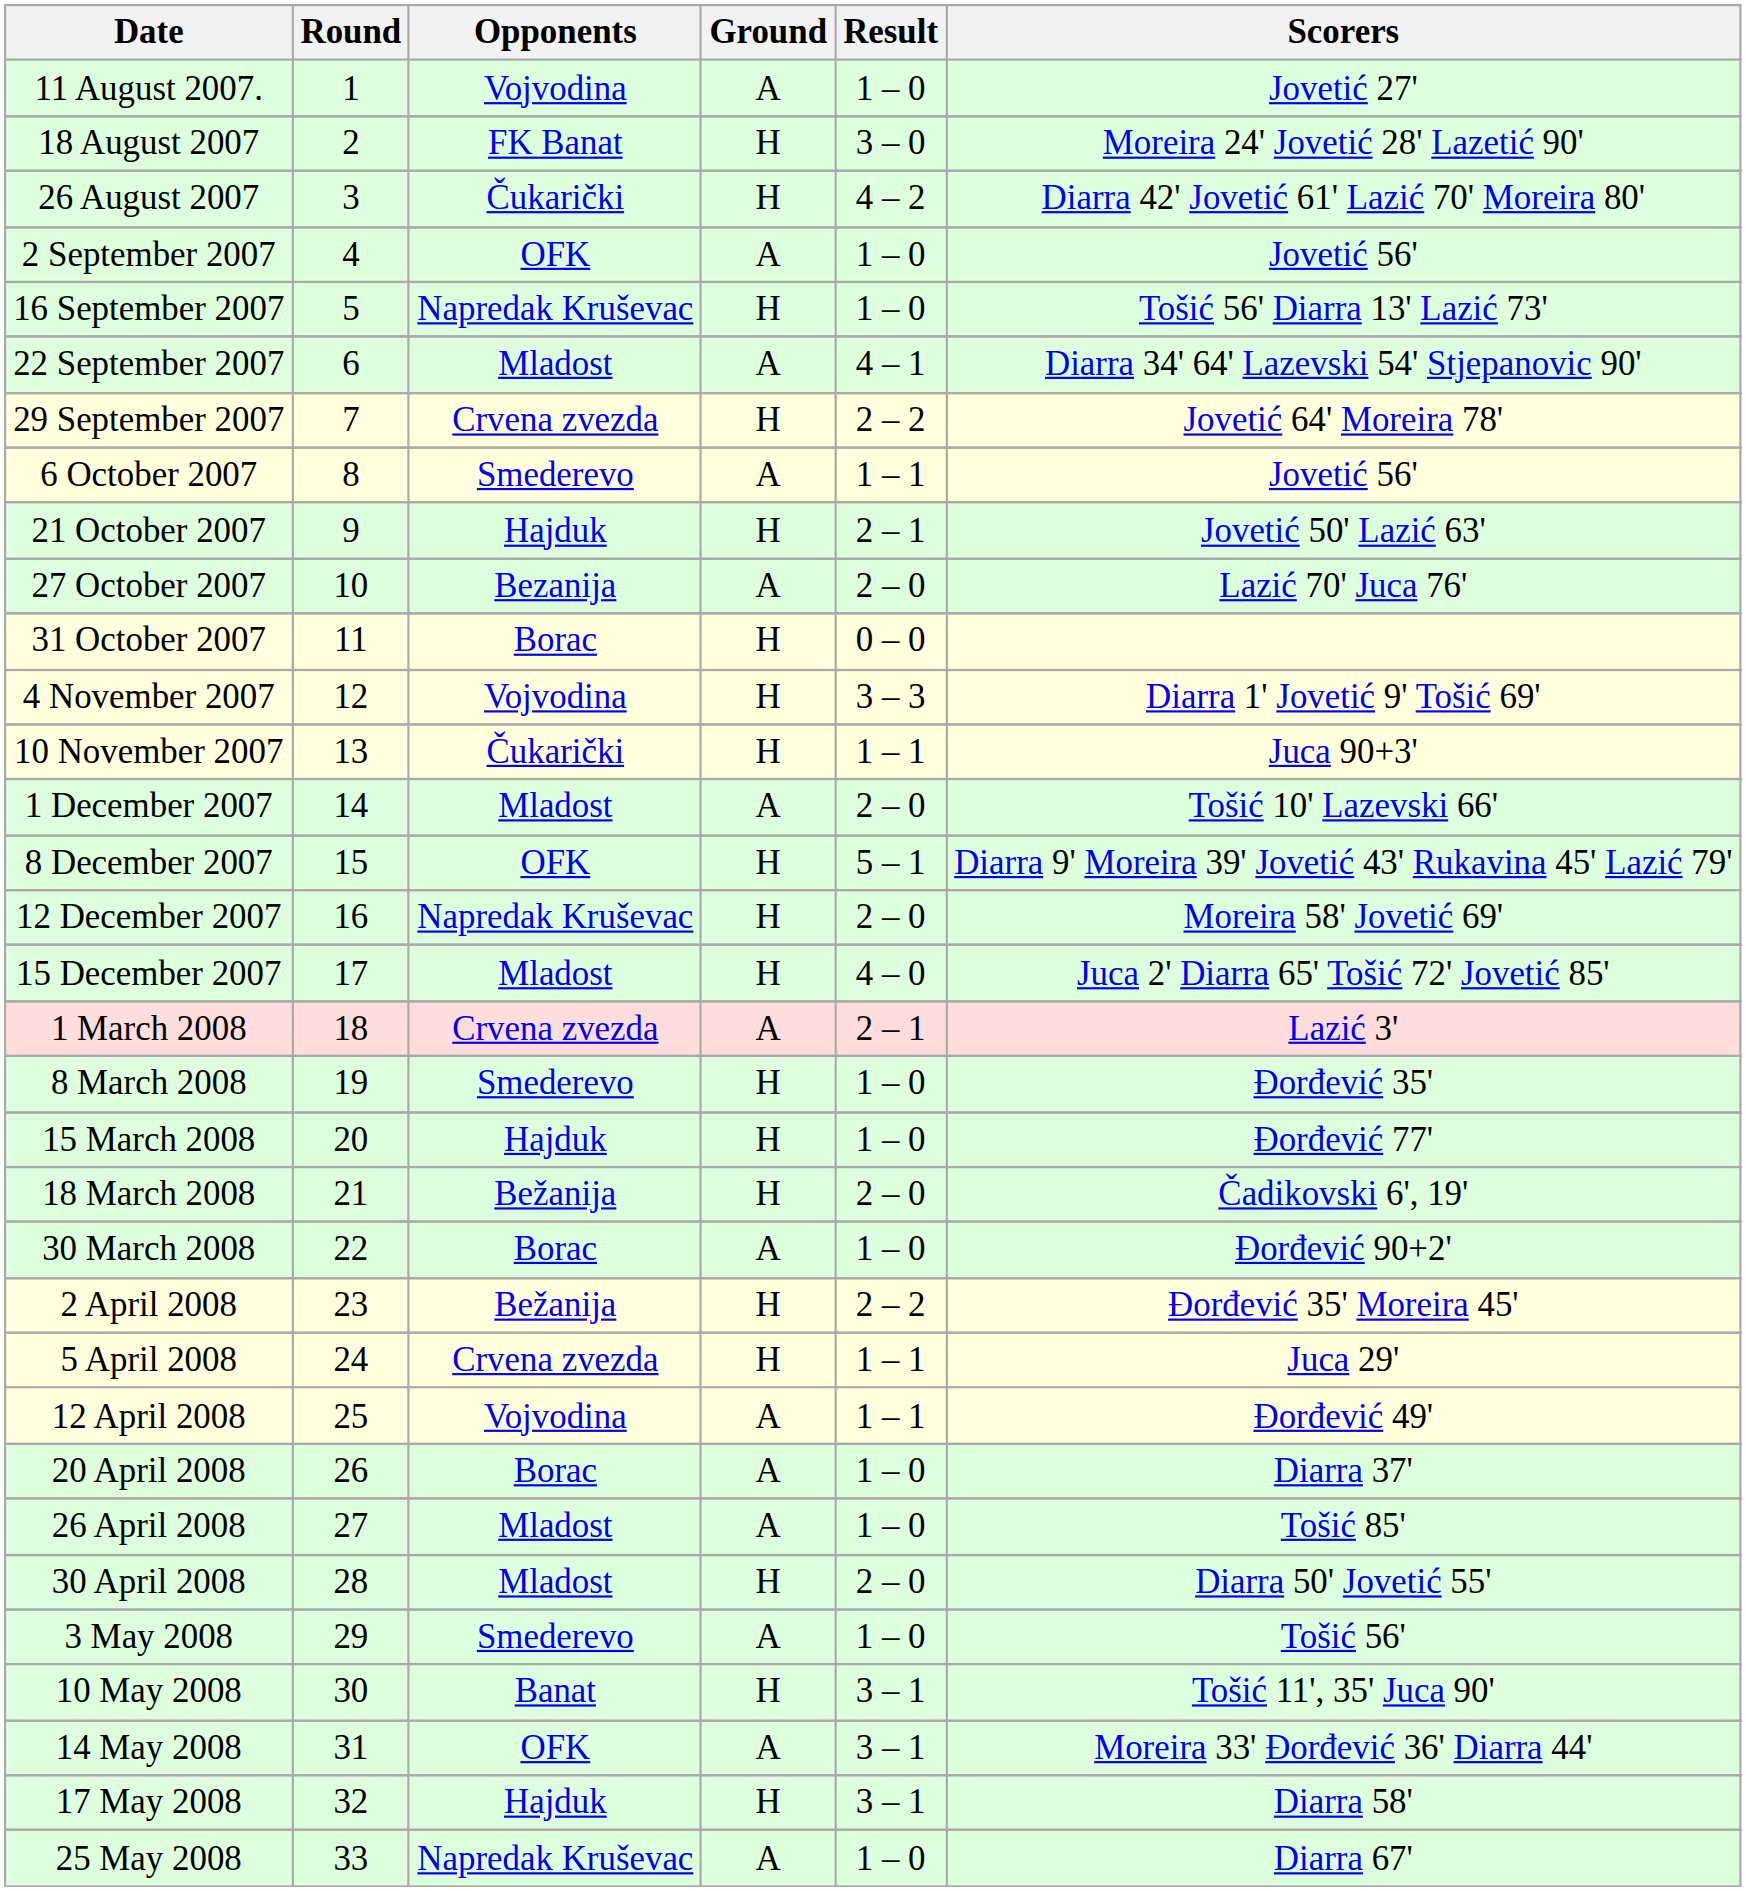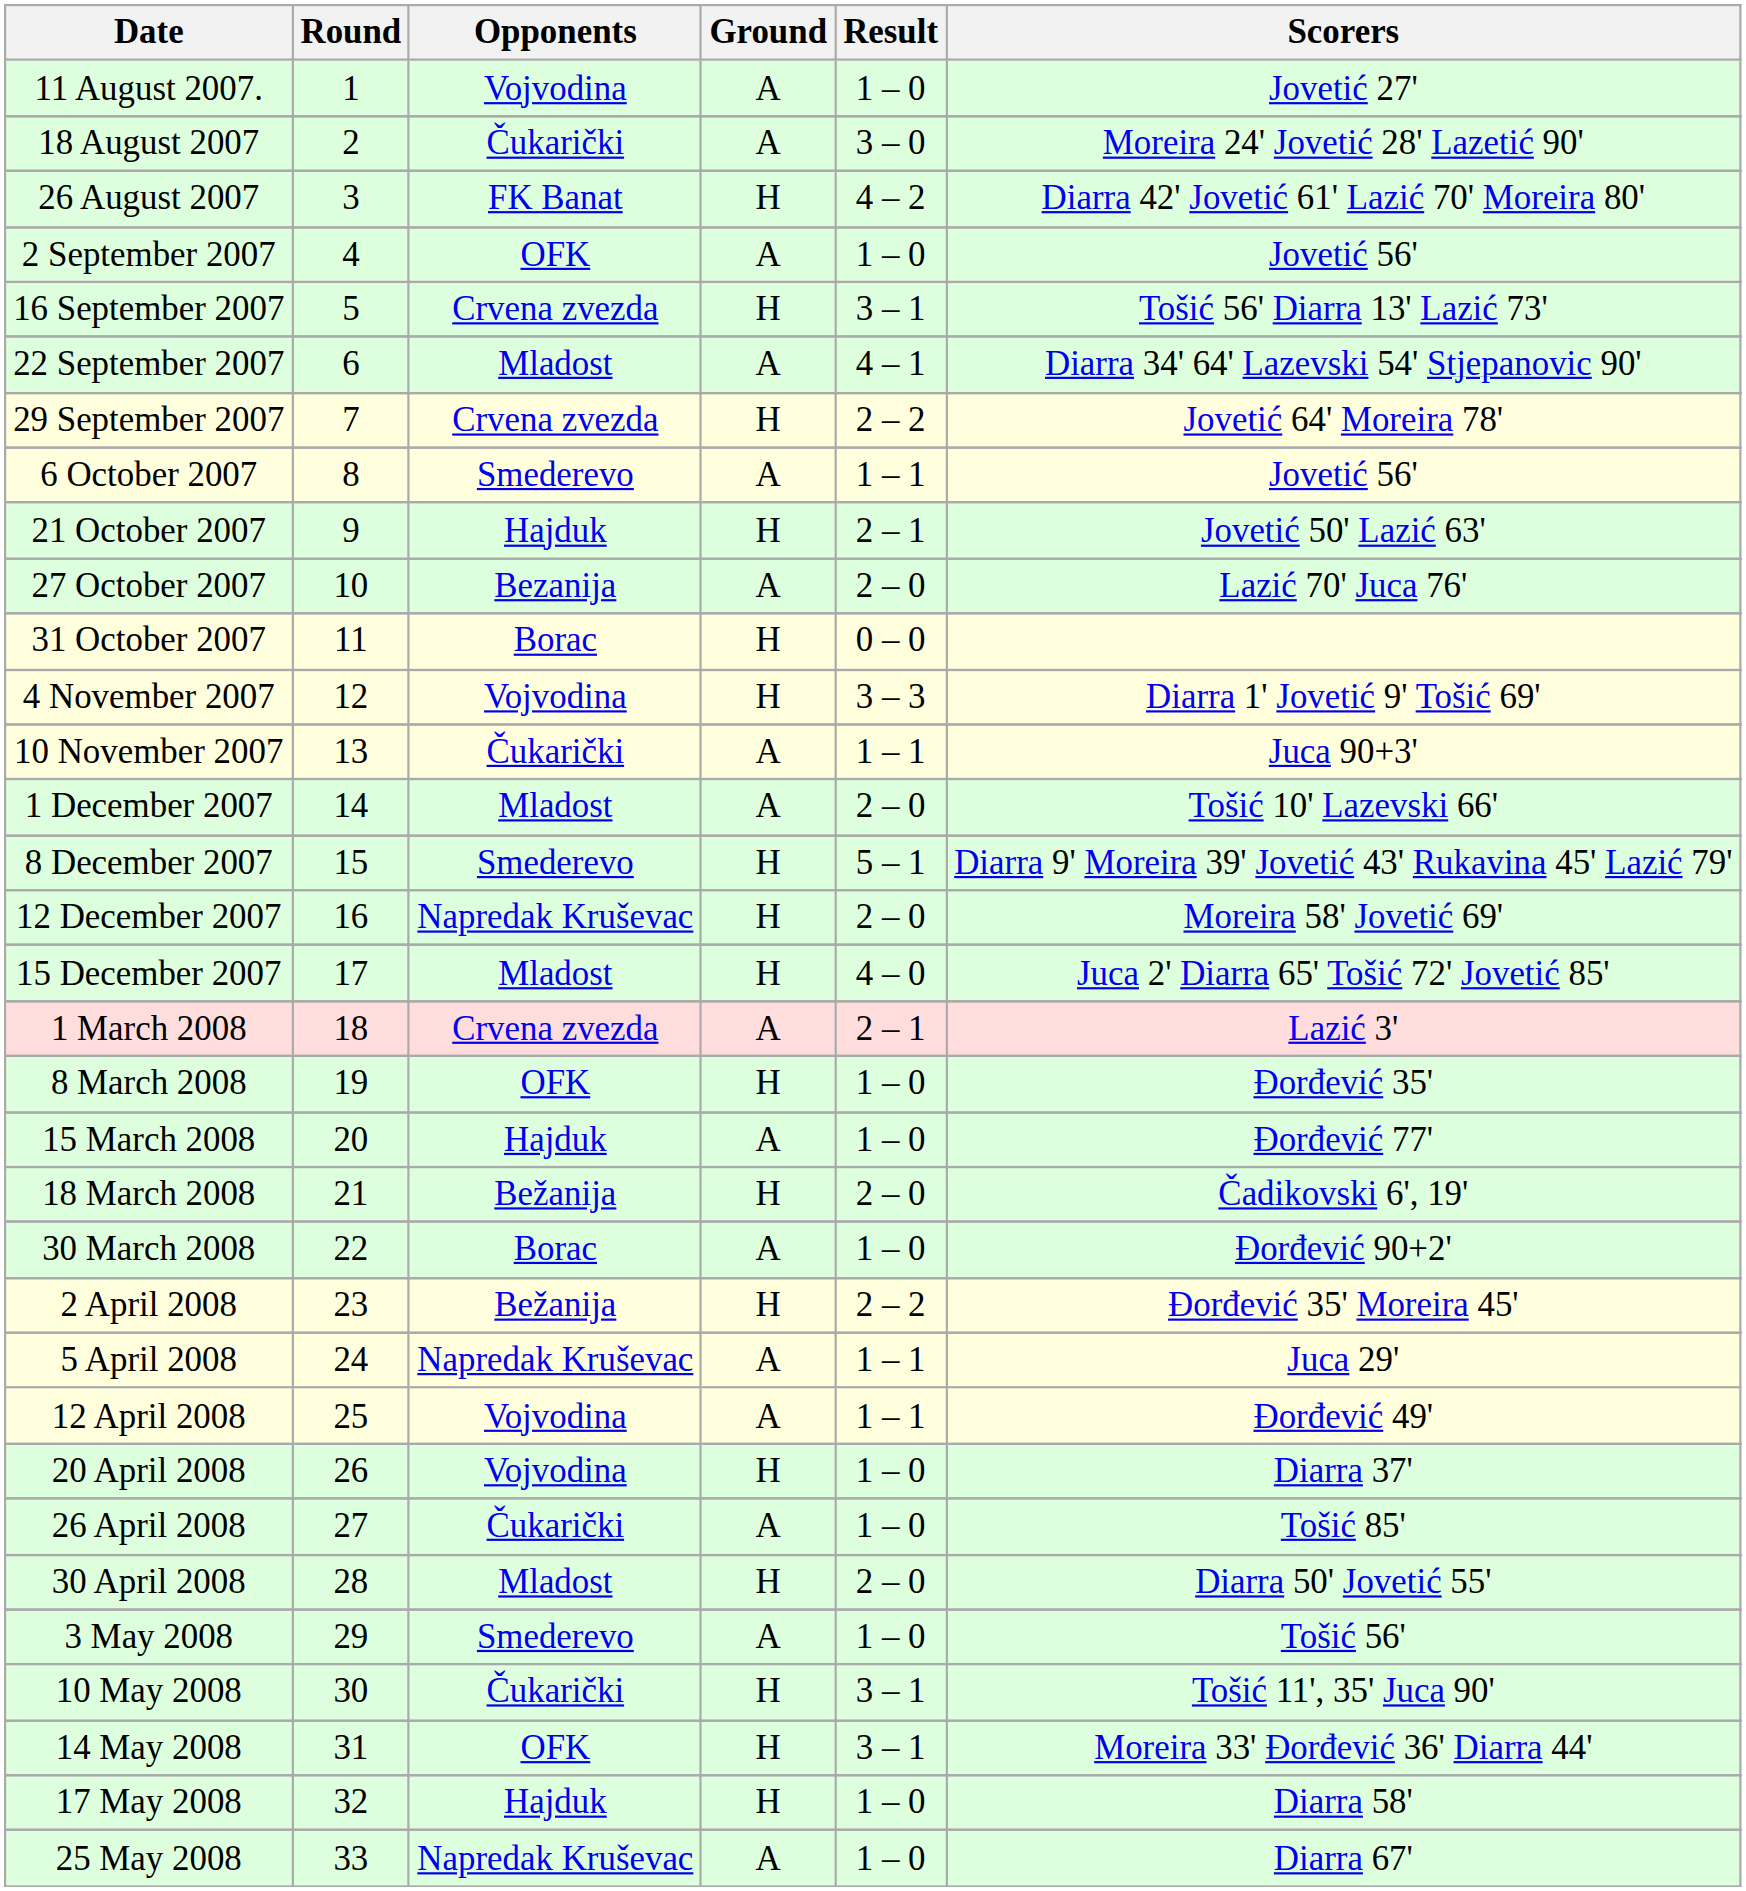(555, 142) FK Banat -> (555, 142) Čukarički
(768, 142) H -> (768, 142) A
(555, 198) Čukarički -> (555, 198) FK Banat
(555, 308) Napredak Kruševac -> (555, 308) Crvena zvezda
(891, 308) 1 – 0 -> (891, 308) 3 – 1
(768, 751) H -> (768, 751) A
(555, 861) OFK -> (555, 861) Smederevo
(555, 1083) Smederevo -> (555, 1083) OFK
(768, 1138) H -> (768, 1138) A
(555, 1359) Crvena zvezda -> (555, 1359) Napredak Kruševac
(768, 1359) H -> (768, 1359) A
(555, 1470) Borac -> (555, 1470) Vojvodina
(768, 1470) A -> (768, 1470) H
(555, 1525) Mladost -> (555, 1525) Čukarički
(555, 1691) Banat -> (555, 1691) Čukarički
(768, 1747) A -> (768, 1747) H
(891, 1802) 3 – 1 -> (891, 1802) 1 – 0
